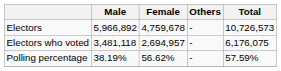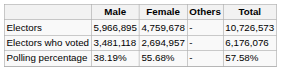(115, 27) 5,966,892 -> (115, 27) 5,966,895
(247, 43) 6,176,075 -> (247, 43) 6,176,076
(158, 58) 56.62% -> (158, 58) 55.68%
(242, 58) 57.59% -> (242, 58) 57.58%
